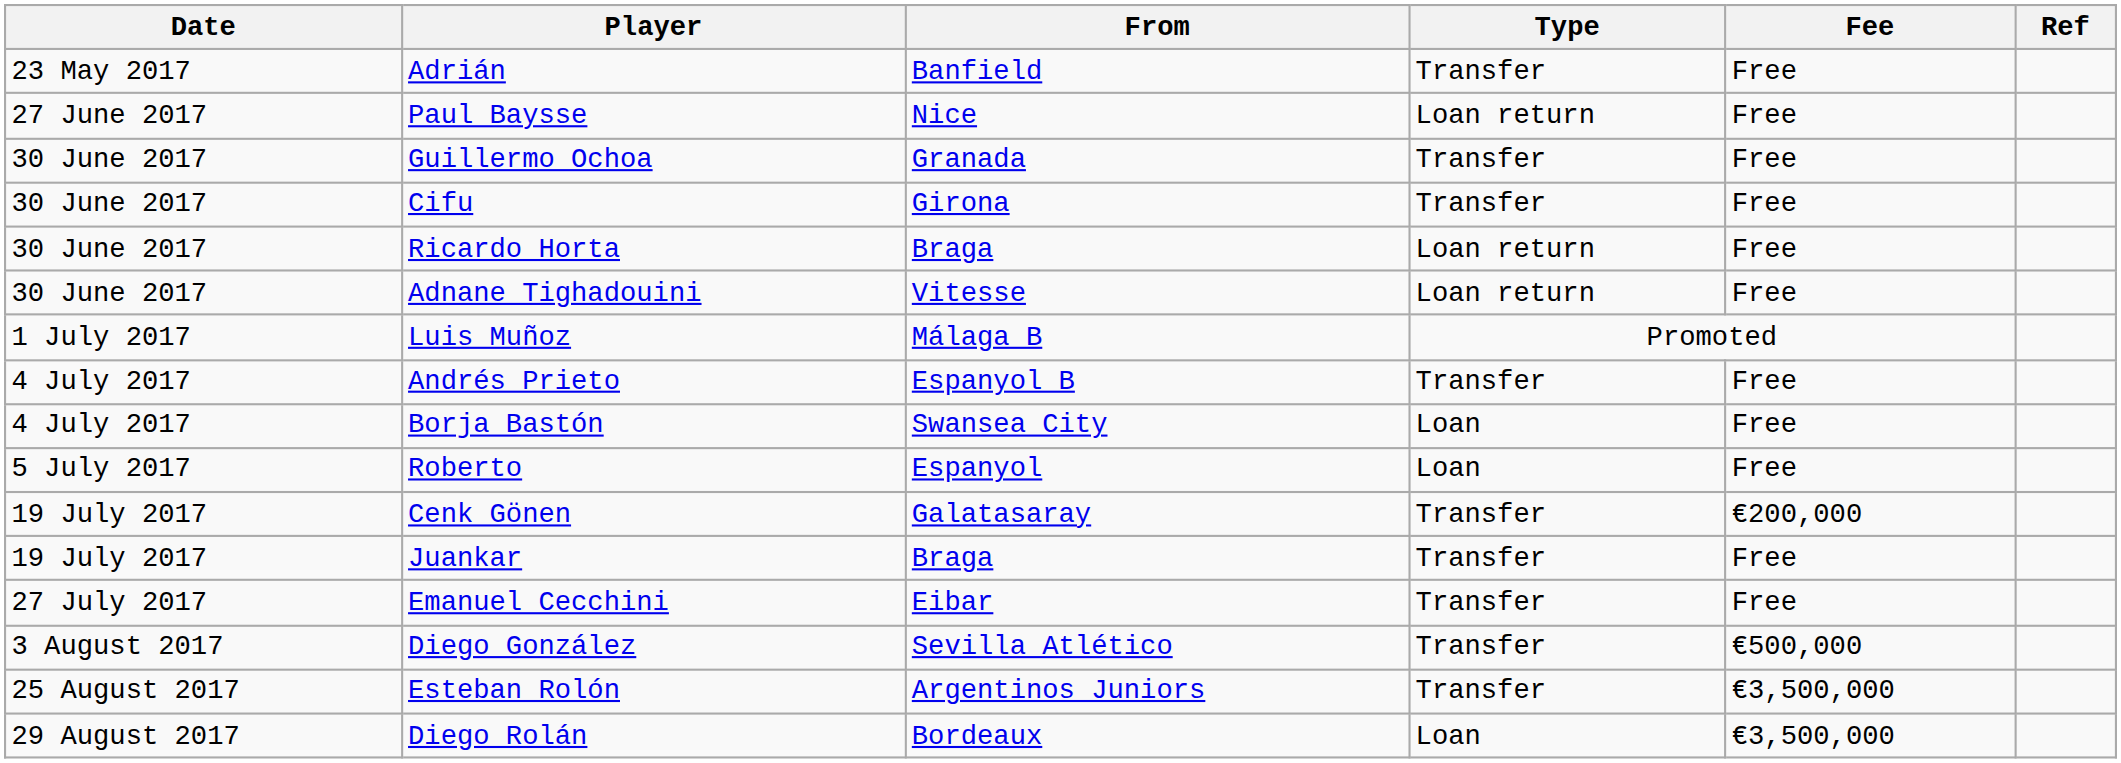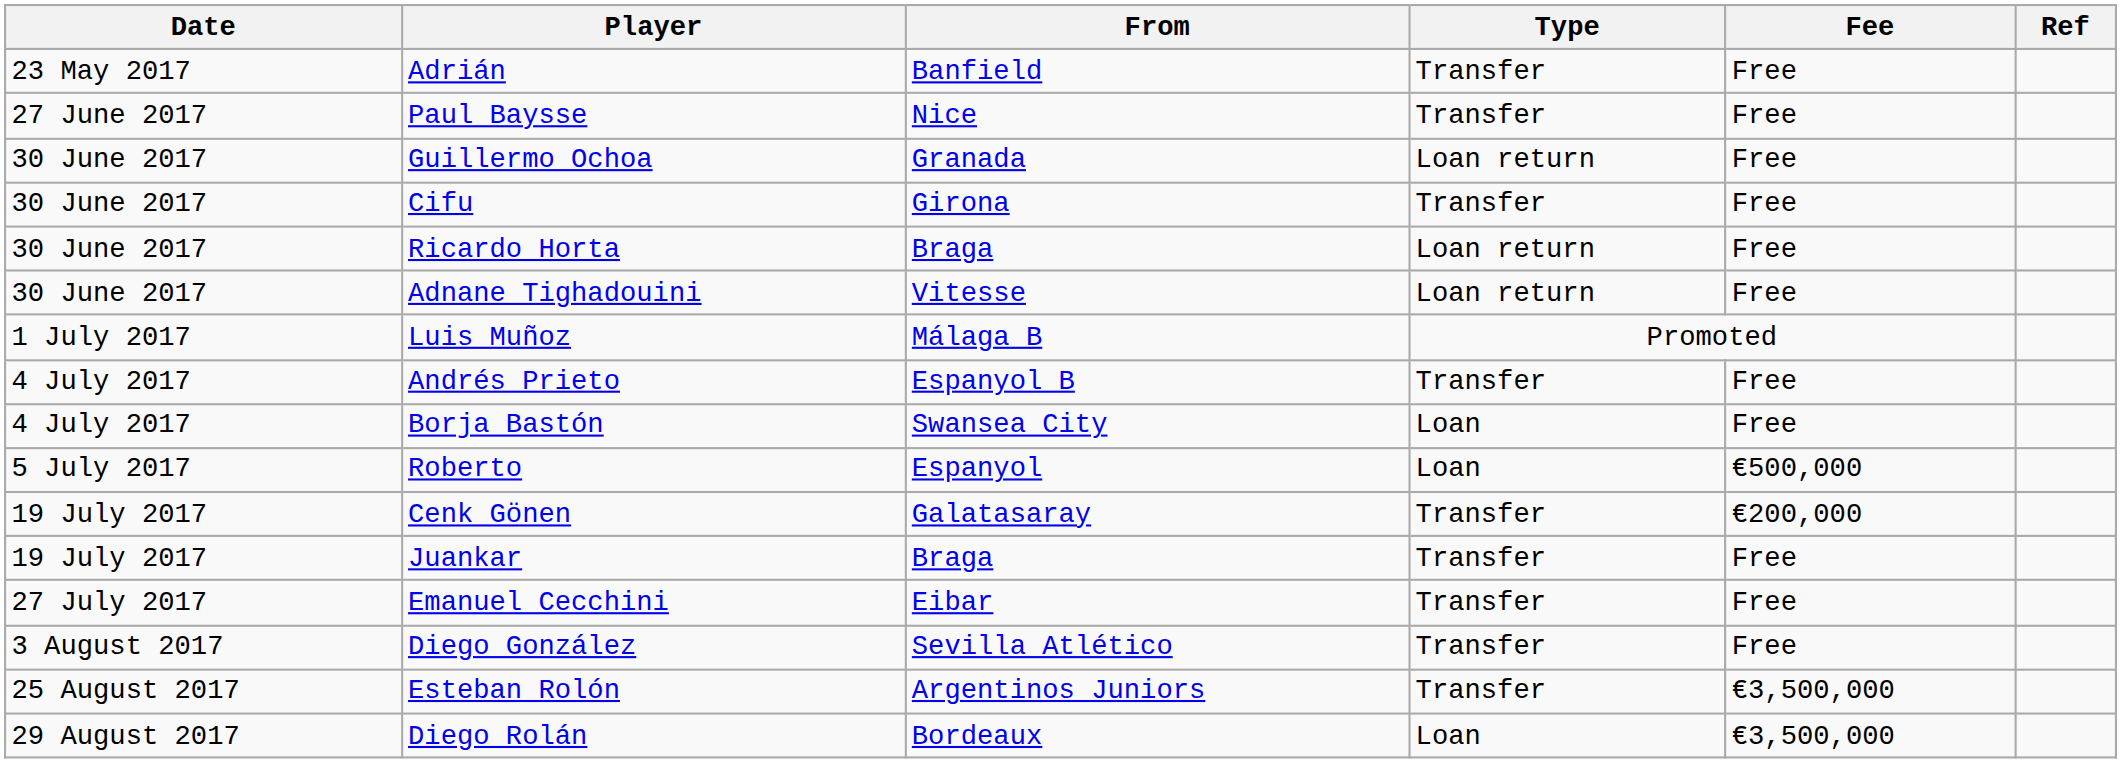(1505, 116) Loan return -> (1481, 116) Transfer
(1481, 160) Transfer -> (1505, 160) Loan return
(1764, 470) Free -> (1797, 470) €500,000
(1797, 647) €500,000 -> (1764, 647) Free
